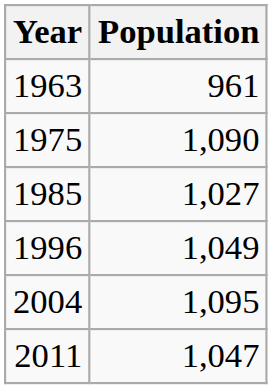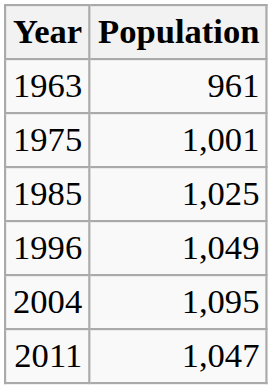(221, 139) 1,090 -> (221, 139) 1,001
(221, 193) 1,027 -> (221, 193) 1,025
